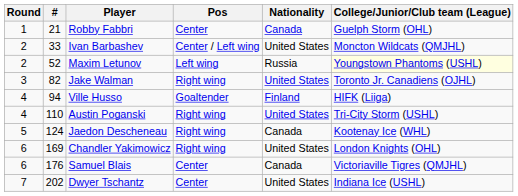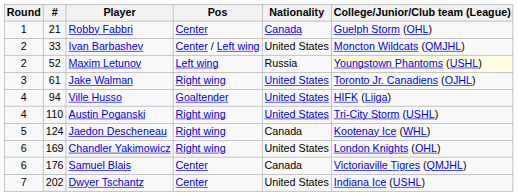(55, 81) 82 -> (55, 81) 61
(282, 98) Finland -> (297, 98) United States
